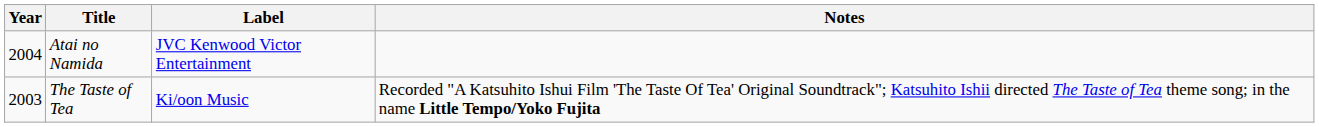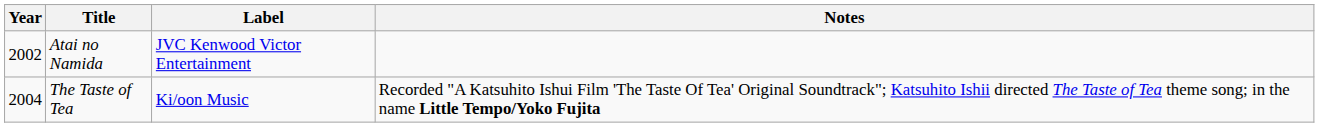(25, 53) 2004 -> (25, 53) 2002
(25, 99) 2003 -> (25, 99) 2004
